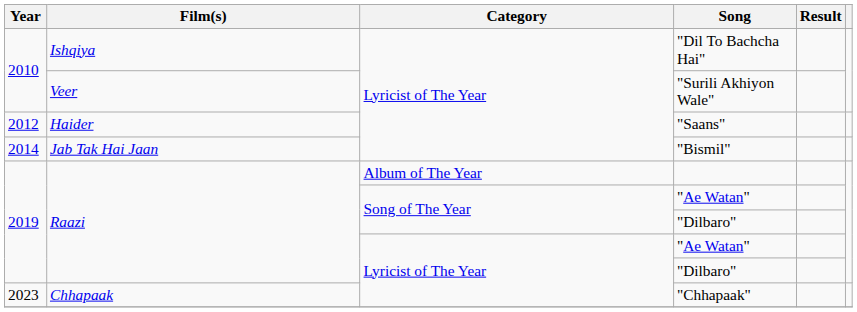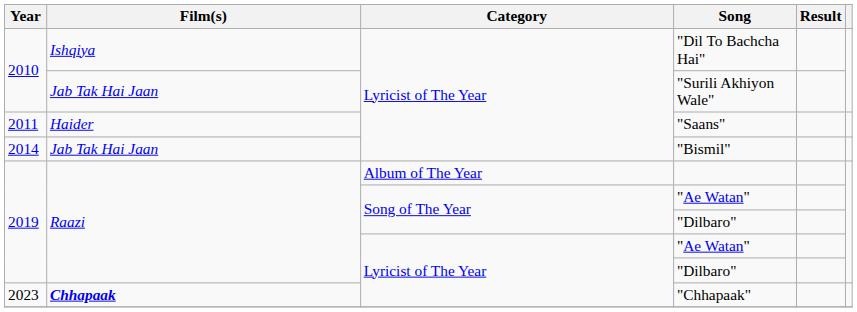(64, 91) Veer -> (104, 91) Jab Tak Hai Jaan
(23, 124) 2012 -> (23, 124) 2011
(82, 294) normal -> (83, 294) bold
